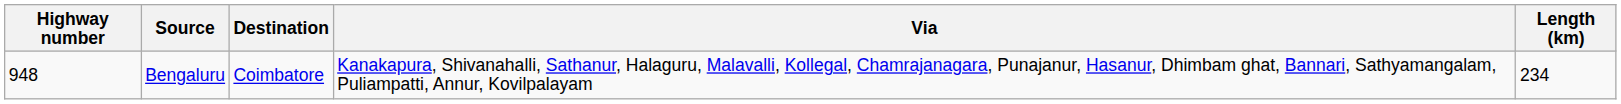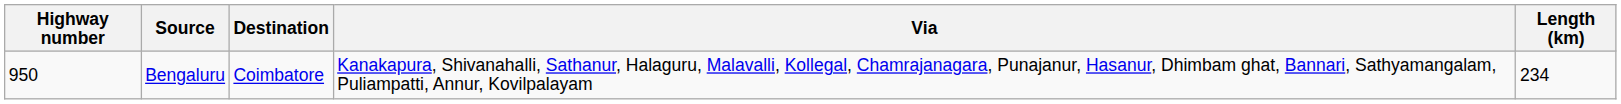(23, 75) 948 -> (23, 75) 950
